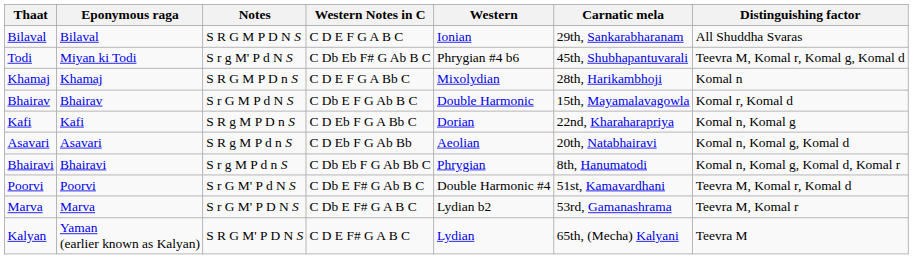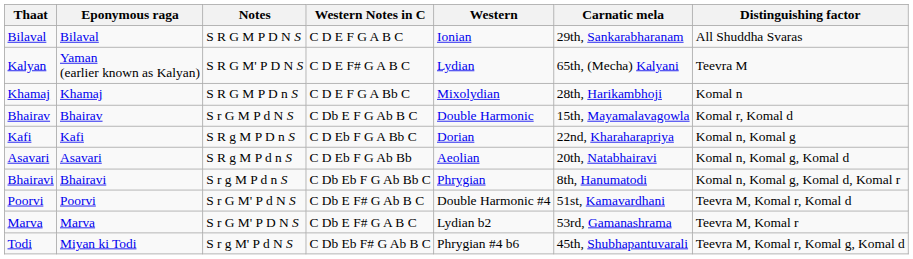rows swapped: (27, 235) <-> (20, 57)
